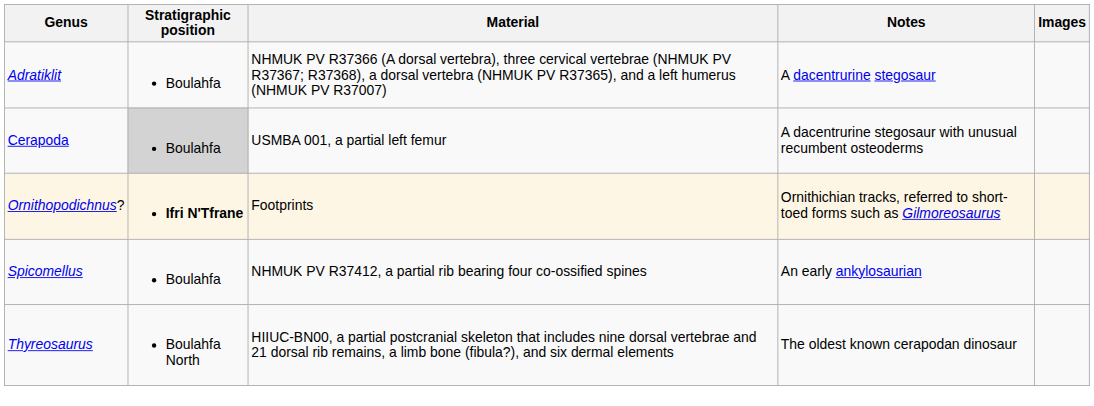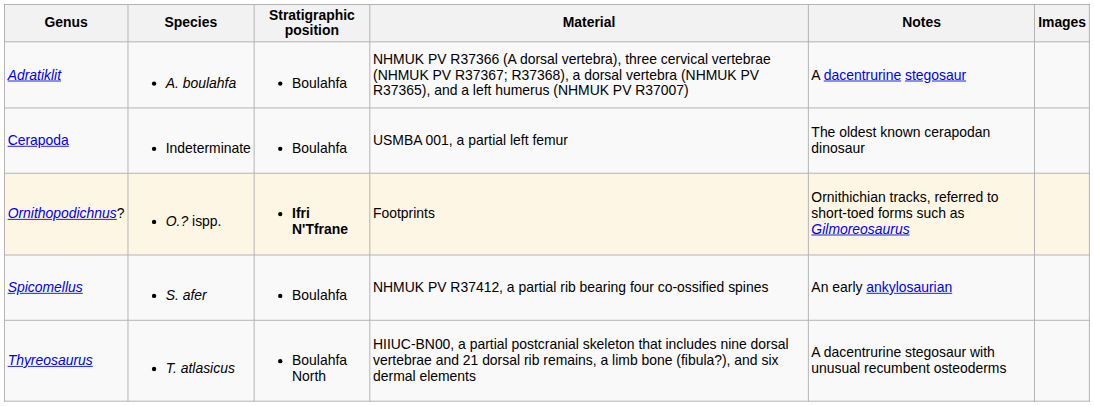+ column: (191, 23)
(188, 148) lightgrey background -> (312, 148) no background
(899, 140) A dacentrurine stegosaur with unusual recumbent osteoderms -> (901, 140) The oldest known cerapodan dinosaur
(899, 345) The oldest known cerapodan dinosaur -> (909, 360) A dacentrurine stegosaur with unusual recumbent osteoderms
